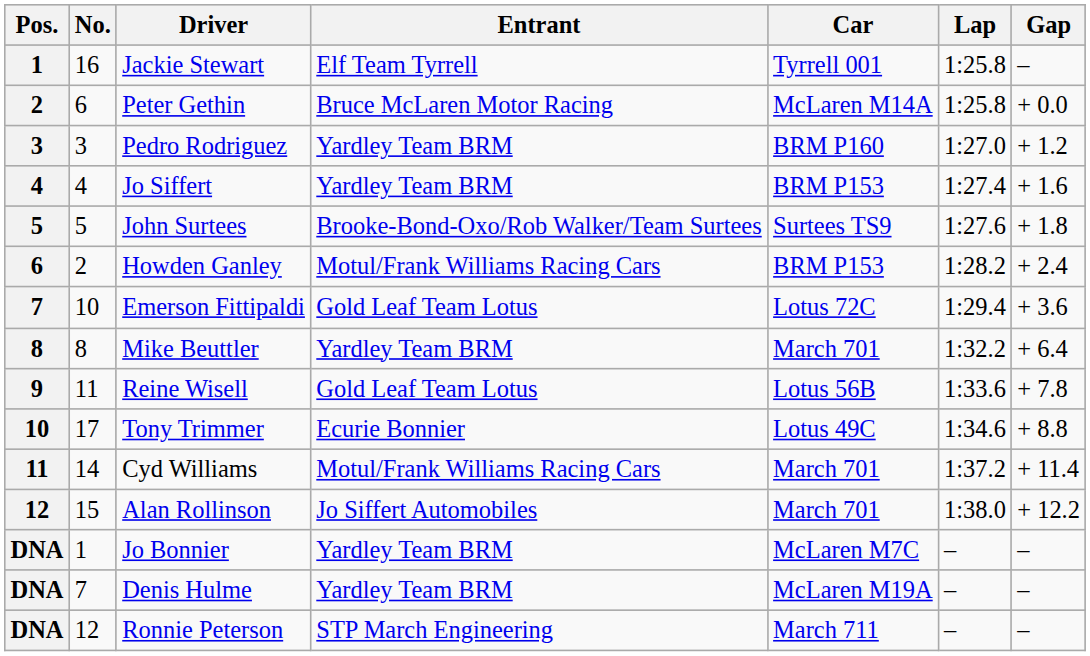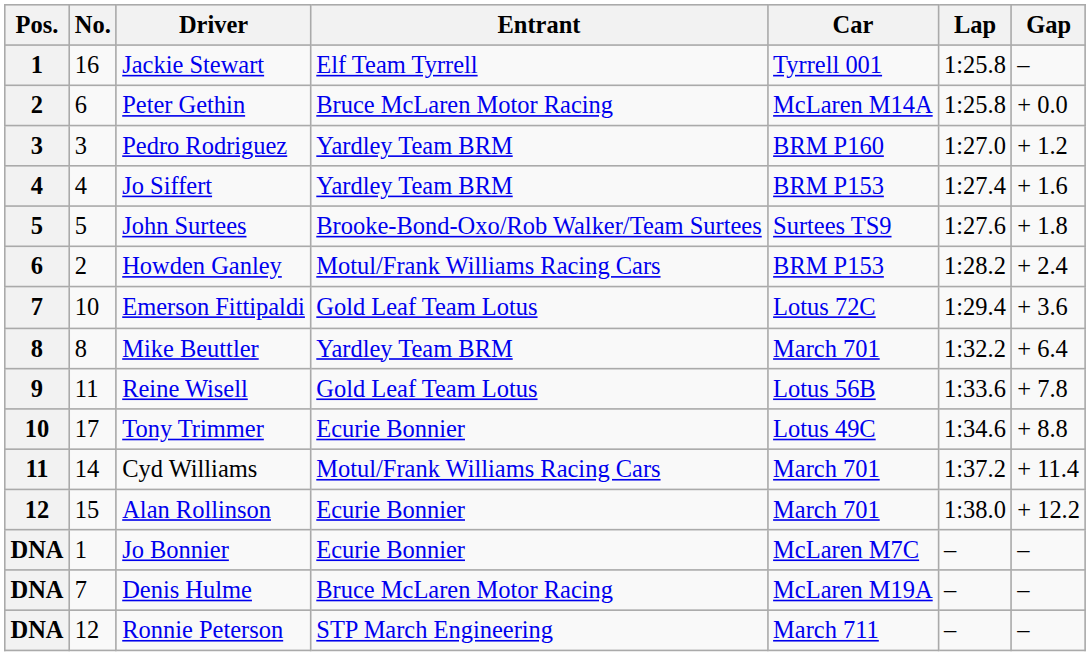(427, 509) Jo Siffert Automobiles -> (391, 509) Ecurie Bonnier
(414, 549) Yardley Team BRM -> (391, 549) Ecurie Bonnier
(414, 589) Yardley Team BRM -> (465, 589) Bruce McLaren Motor Racing
